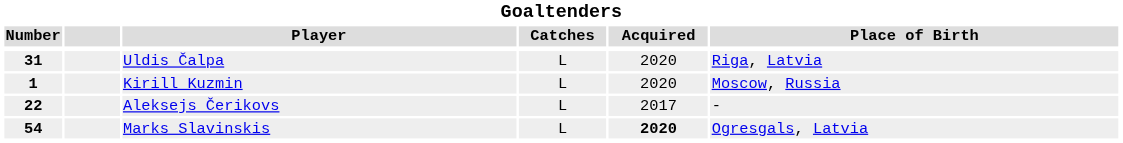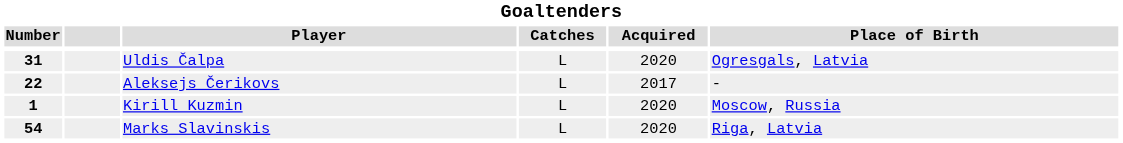(767, 61) Riga, Latvia -> (790, 61) Ogresgals, Latvia
rows swapped: (201, 106) <-> (183, 84)
(659, 128) bold -> (659, 128) normal
(790, 128) Ogresgals, Latvia -> (767, 128) Riga, Latvia
